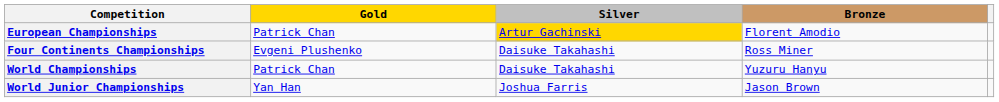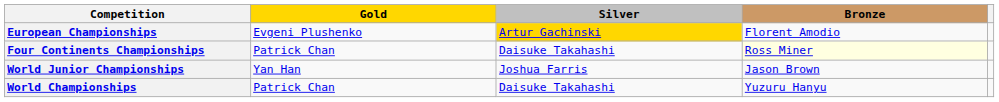(294, 32) Patrick Chan -> (308, 32) Evgeni Plushenko
(308, 51) Evgeni Plushenko -> (294, 51) Patrick Chan
(779, 51) no background -> (779, 51) lightyellow background
rows swapped: (96, 87) <-> (72, 69)
